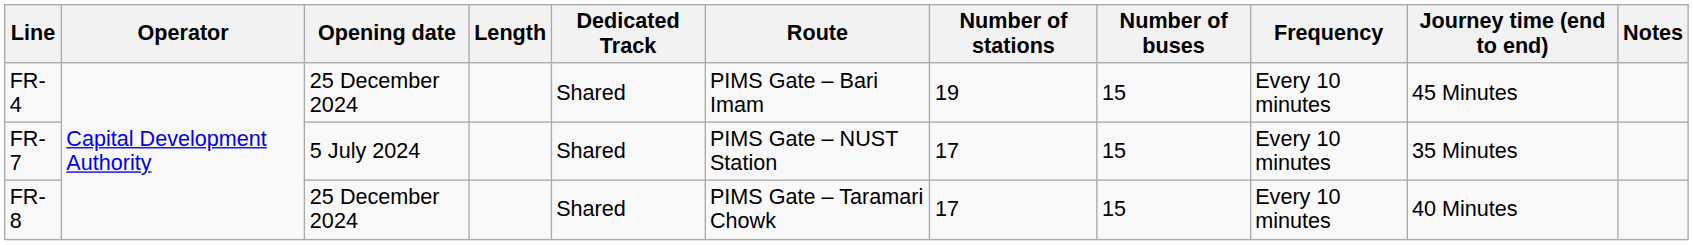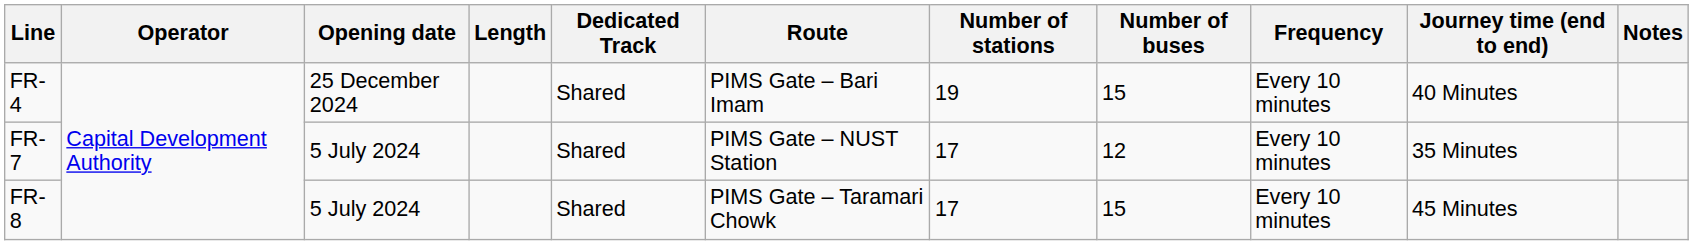(1465, 92) 45 Minutes -> (1465, 92) 40 Minutes
(1114, 150) 15 -> (1114, 150) 12
(375, 209) 25 December 2024 -> (365, 209) 5 July 2024
(1465, 209) 40 Minutes -> (1465, 209) 45 Minutes
